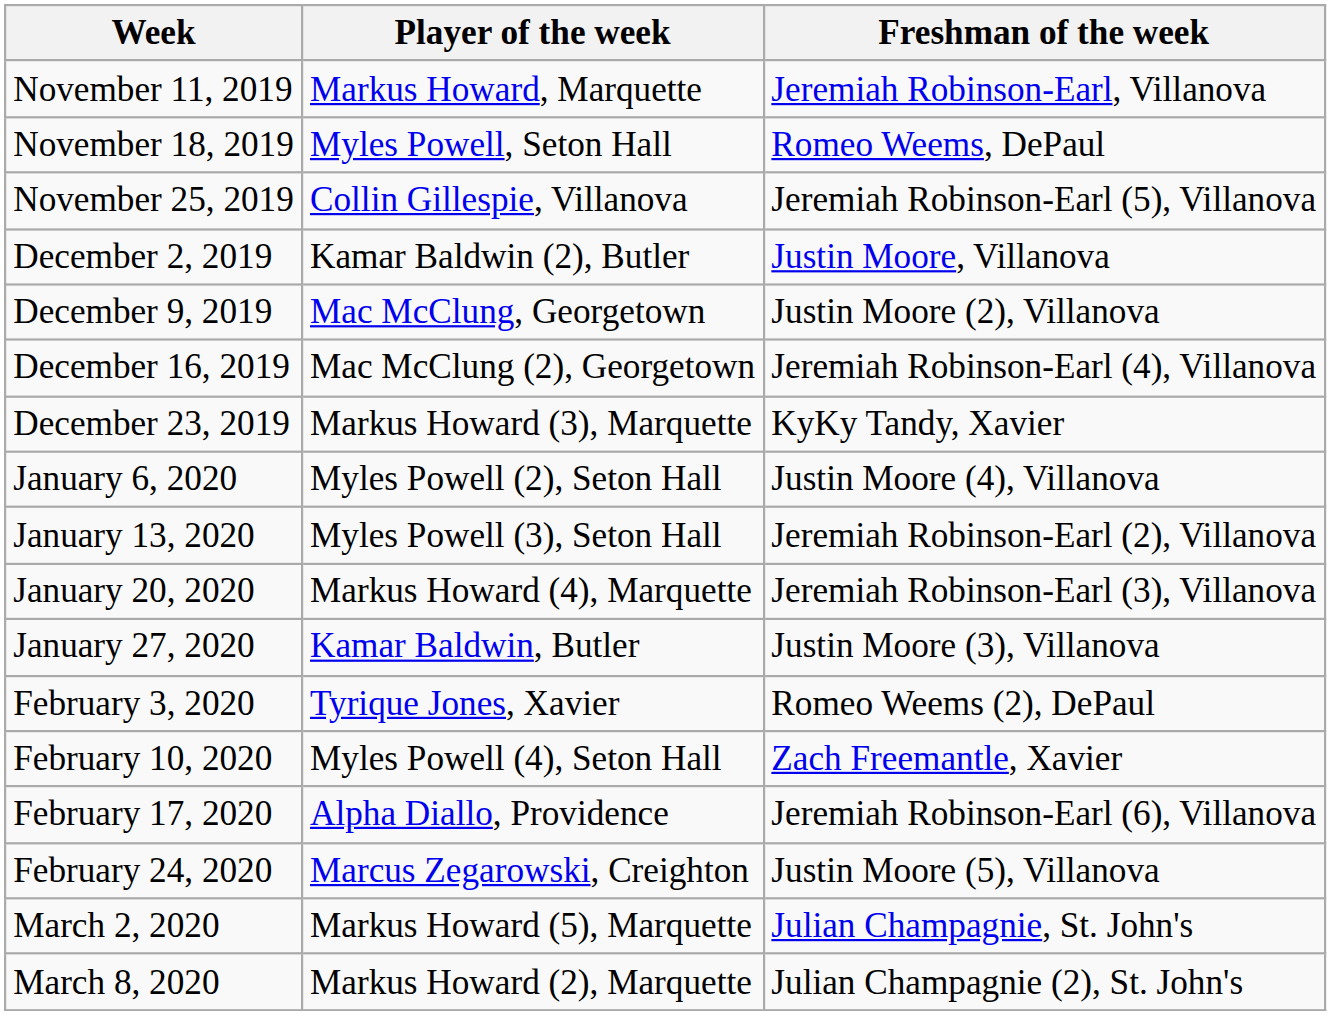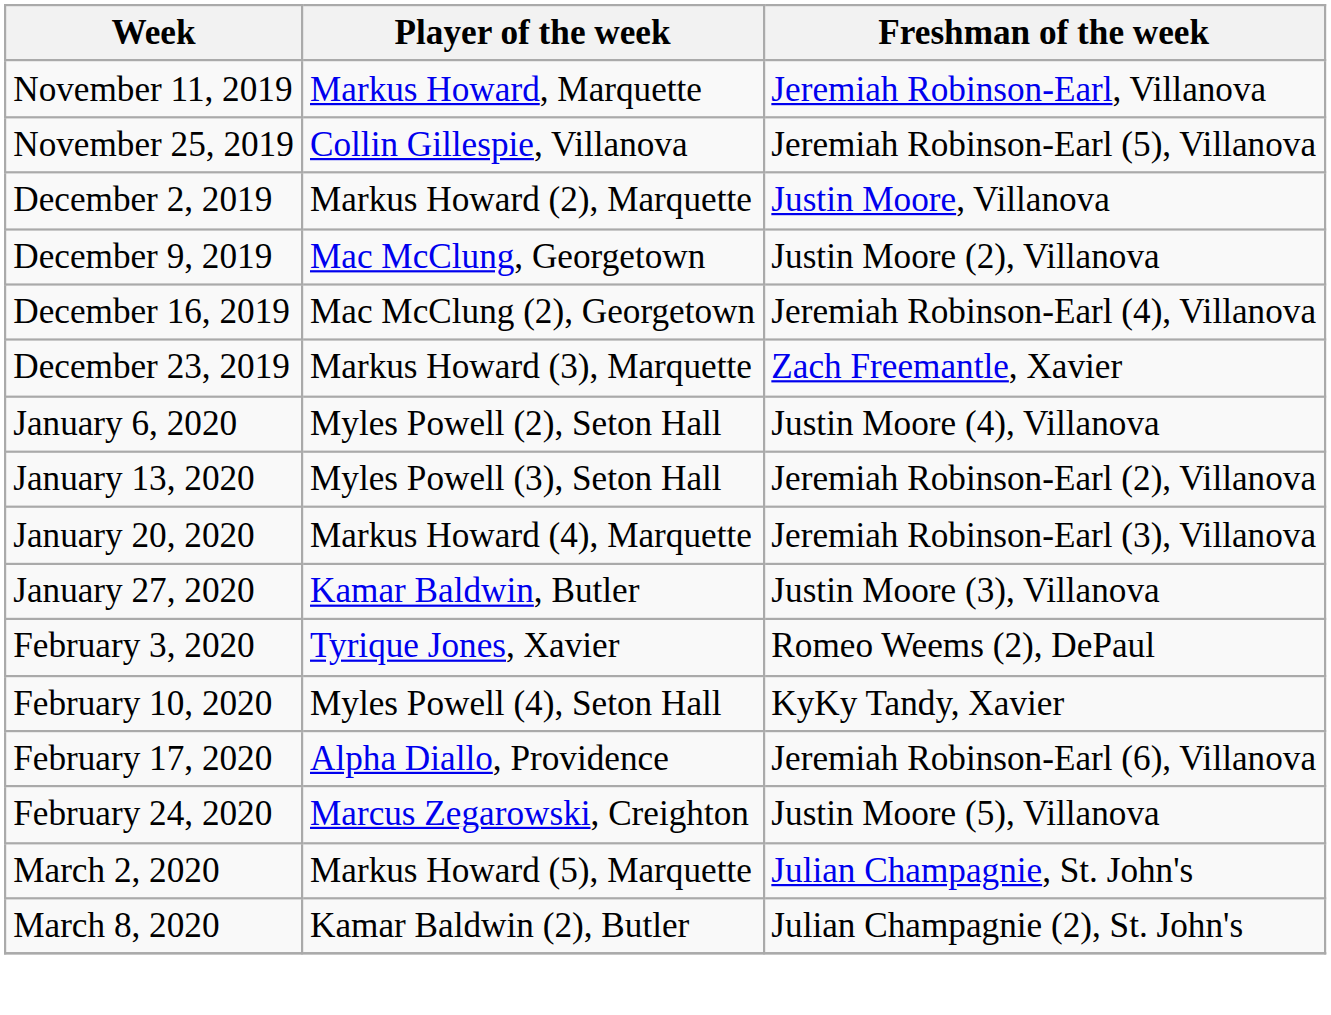- row: (153, 144)
(500, 255) Kamar Baldwin (2), Butler -> (531, 199) Markus Howard (2), Marquette
(918, 423) KyKy Tandy, Xavier -> (947, 367) Zach Freemantle, Xavier
(947, 758) Zach Freemantle, Xavier -> (918, 702) KyKy Tandy, Xavier
(531, 981) Markus Howard (2), Marquette -> (500, 925) Kamar Baldwin (2), Butler
